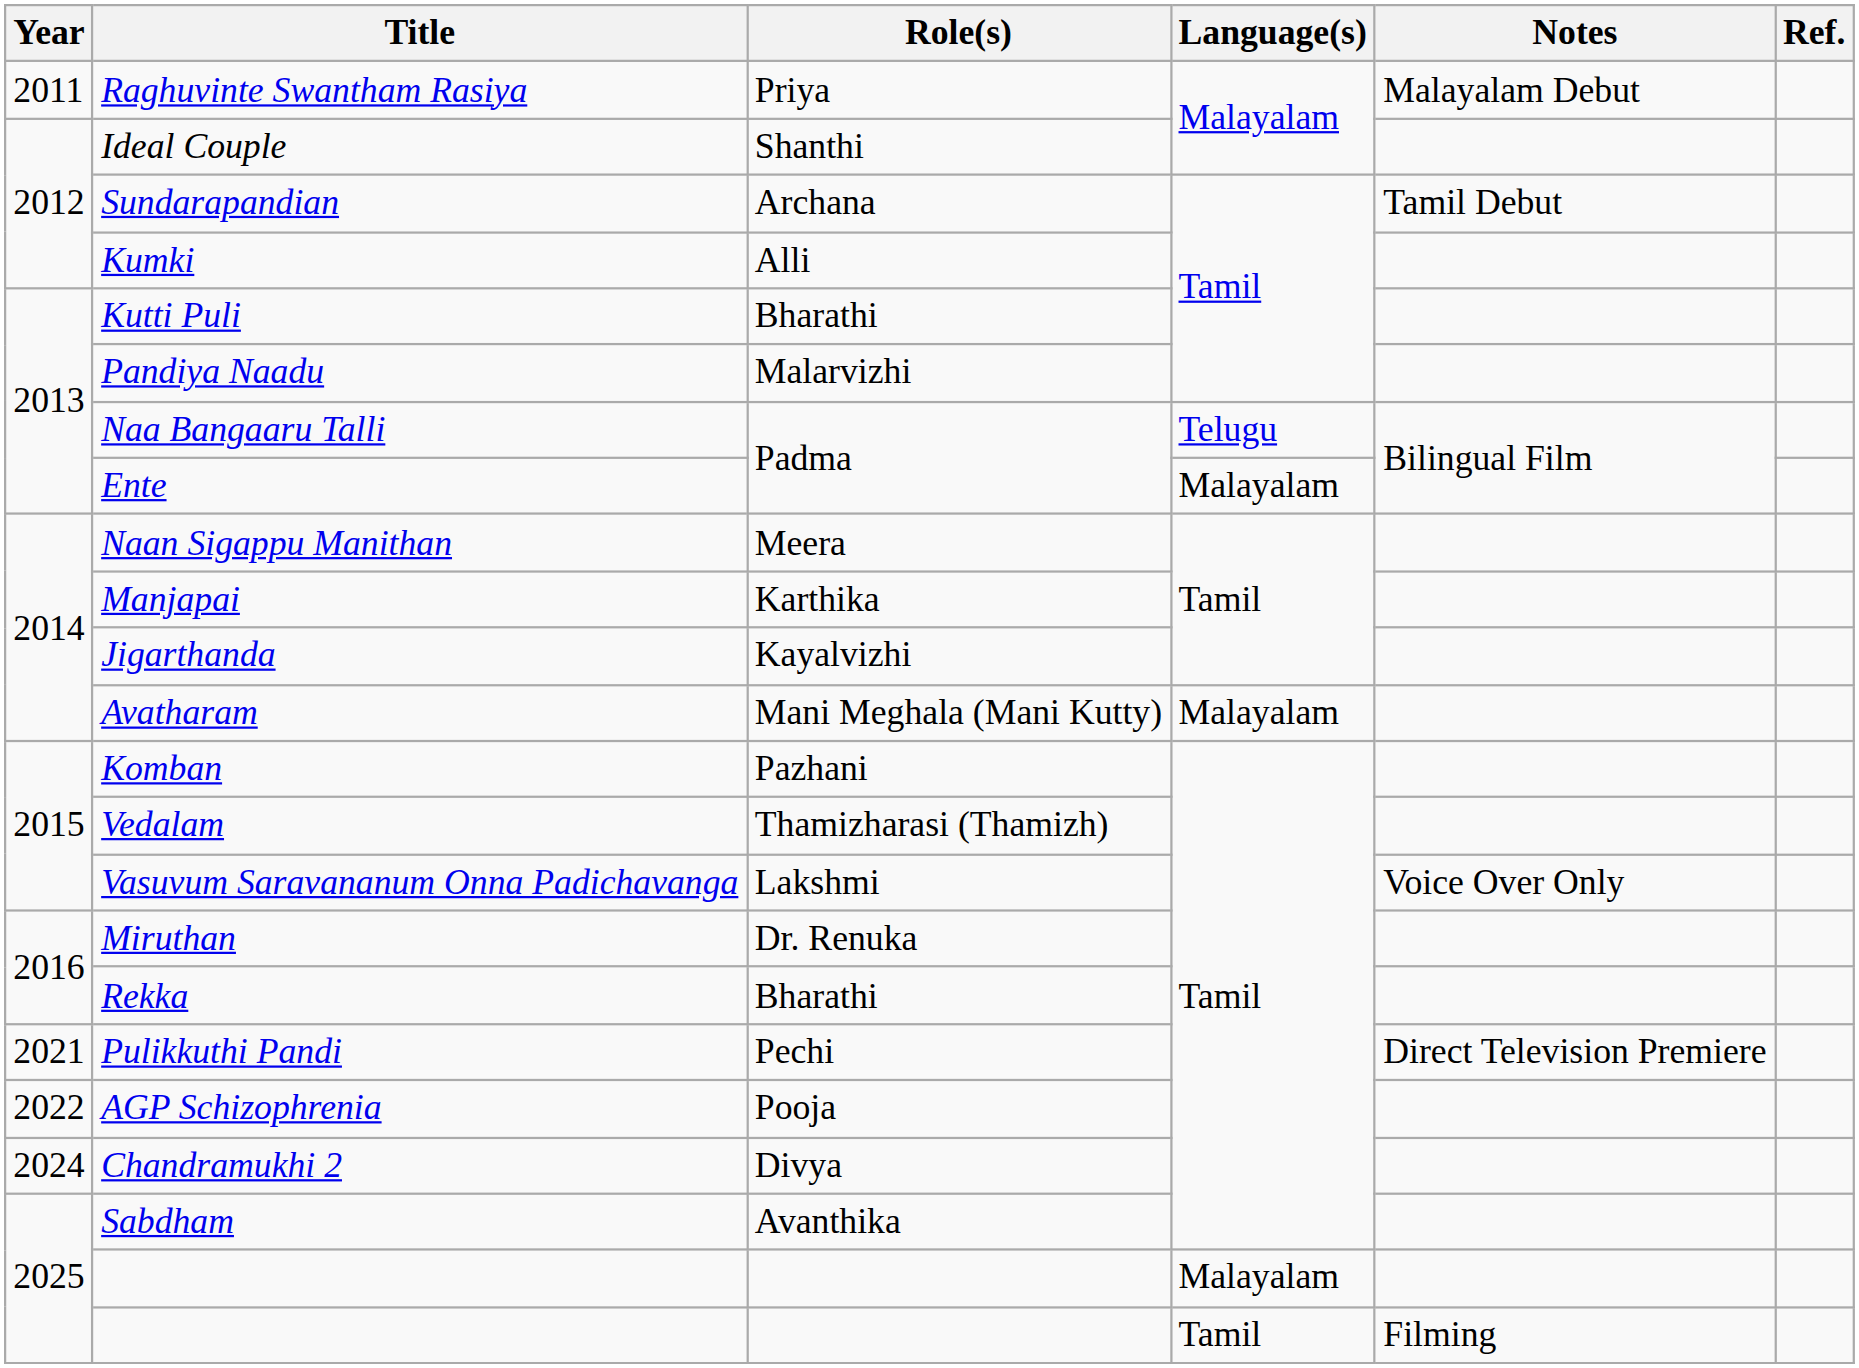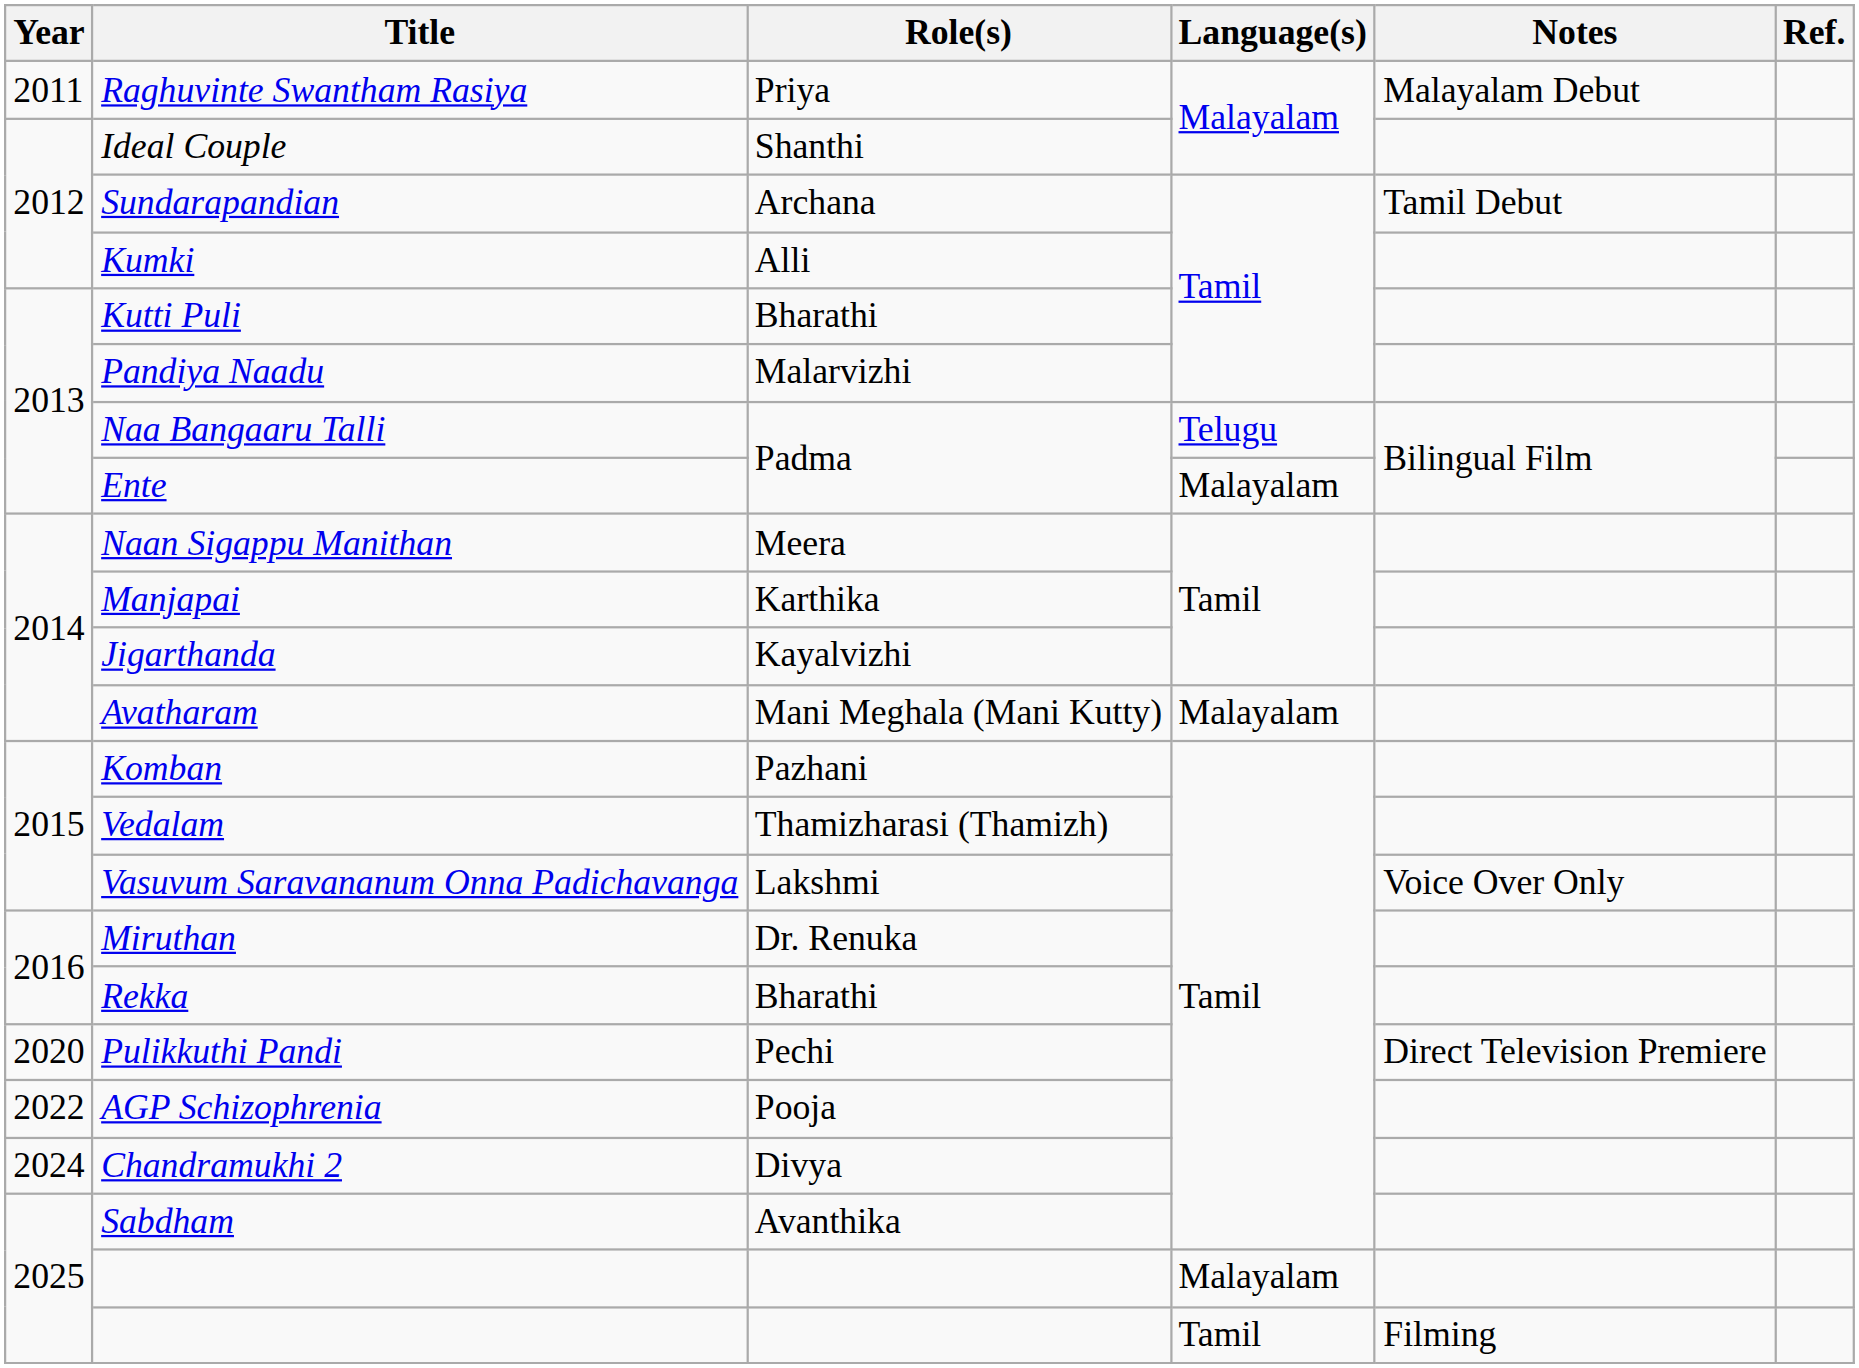(49, 1051) 2021 -> (49, 1051) 2020
